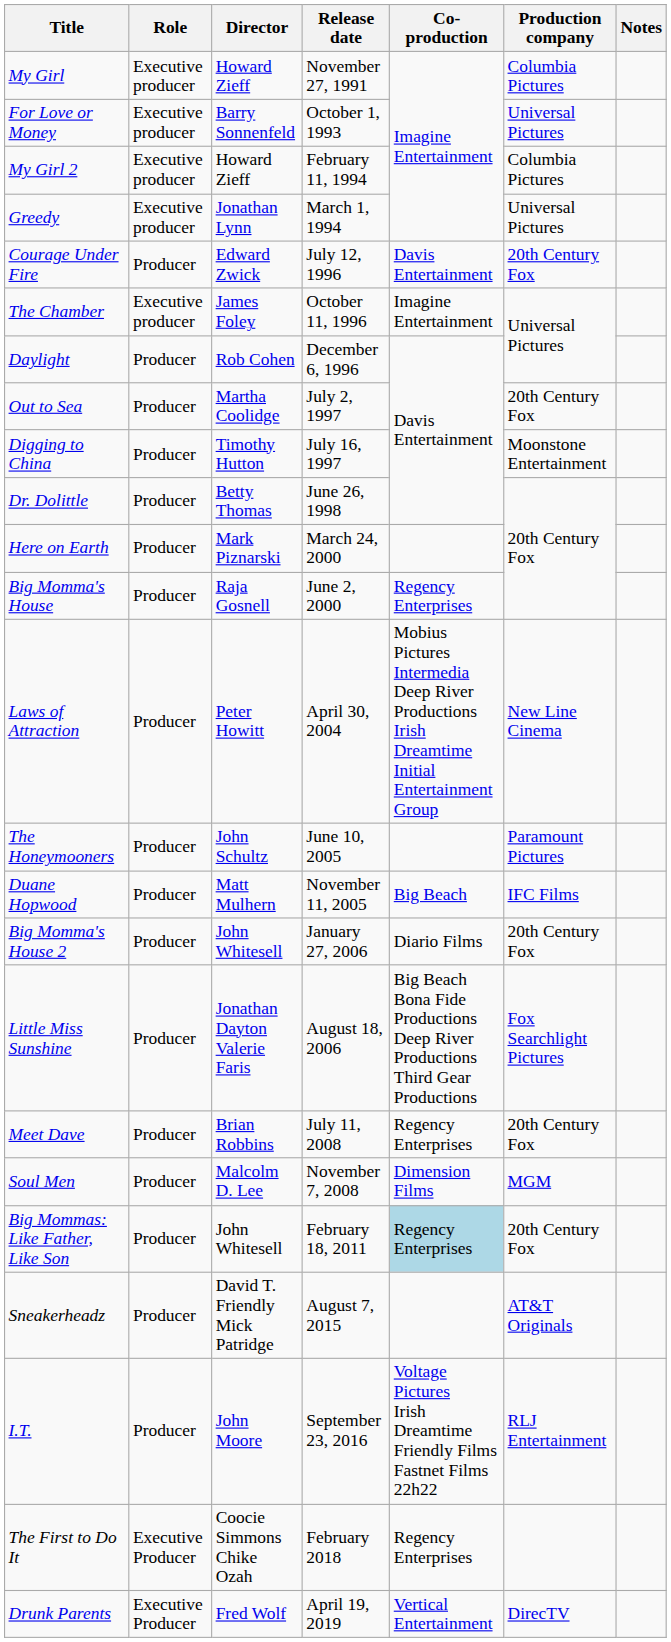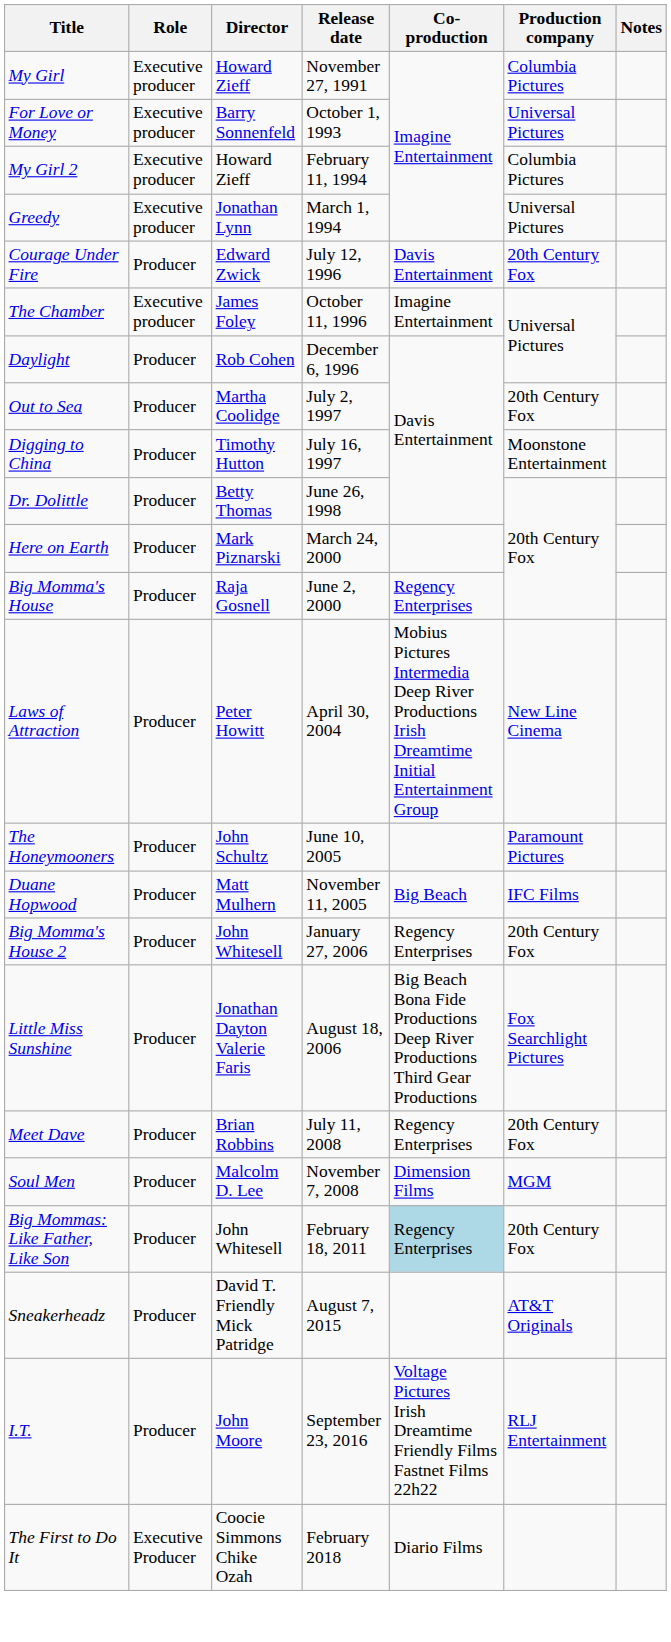(438, 941) Diario Films -> (433, 941) Regency Enterprises
(433, 1547) Regency Enterprises -> (438, 1547) Diario Films
- row: (60, 1614)
